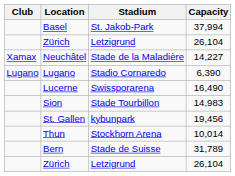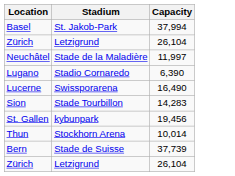- column: (23, 12)
(208, 57) 14,227 -> (172, 57) 11,997
(208, 103) 14,983 -> (172, 103) 14,283
(208, 149) 31,789 -> (172, 149) 37,739
